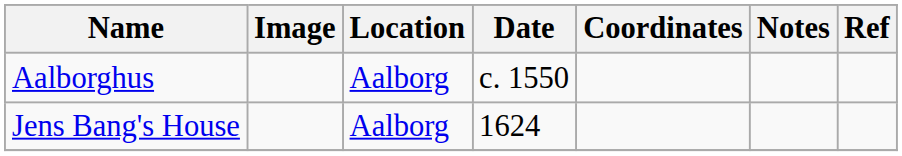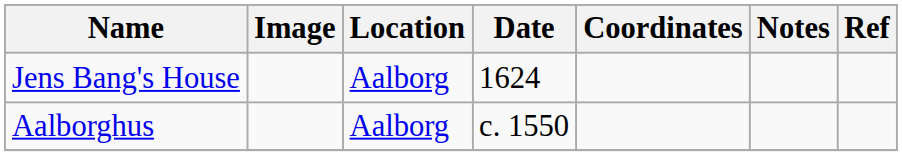rows swapped: (83, 77) <-> (126, 125)
